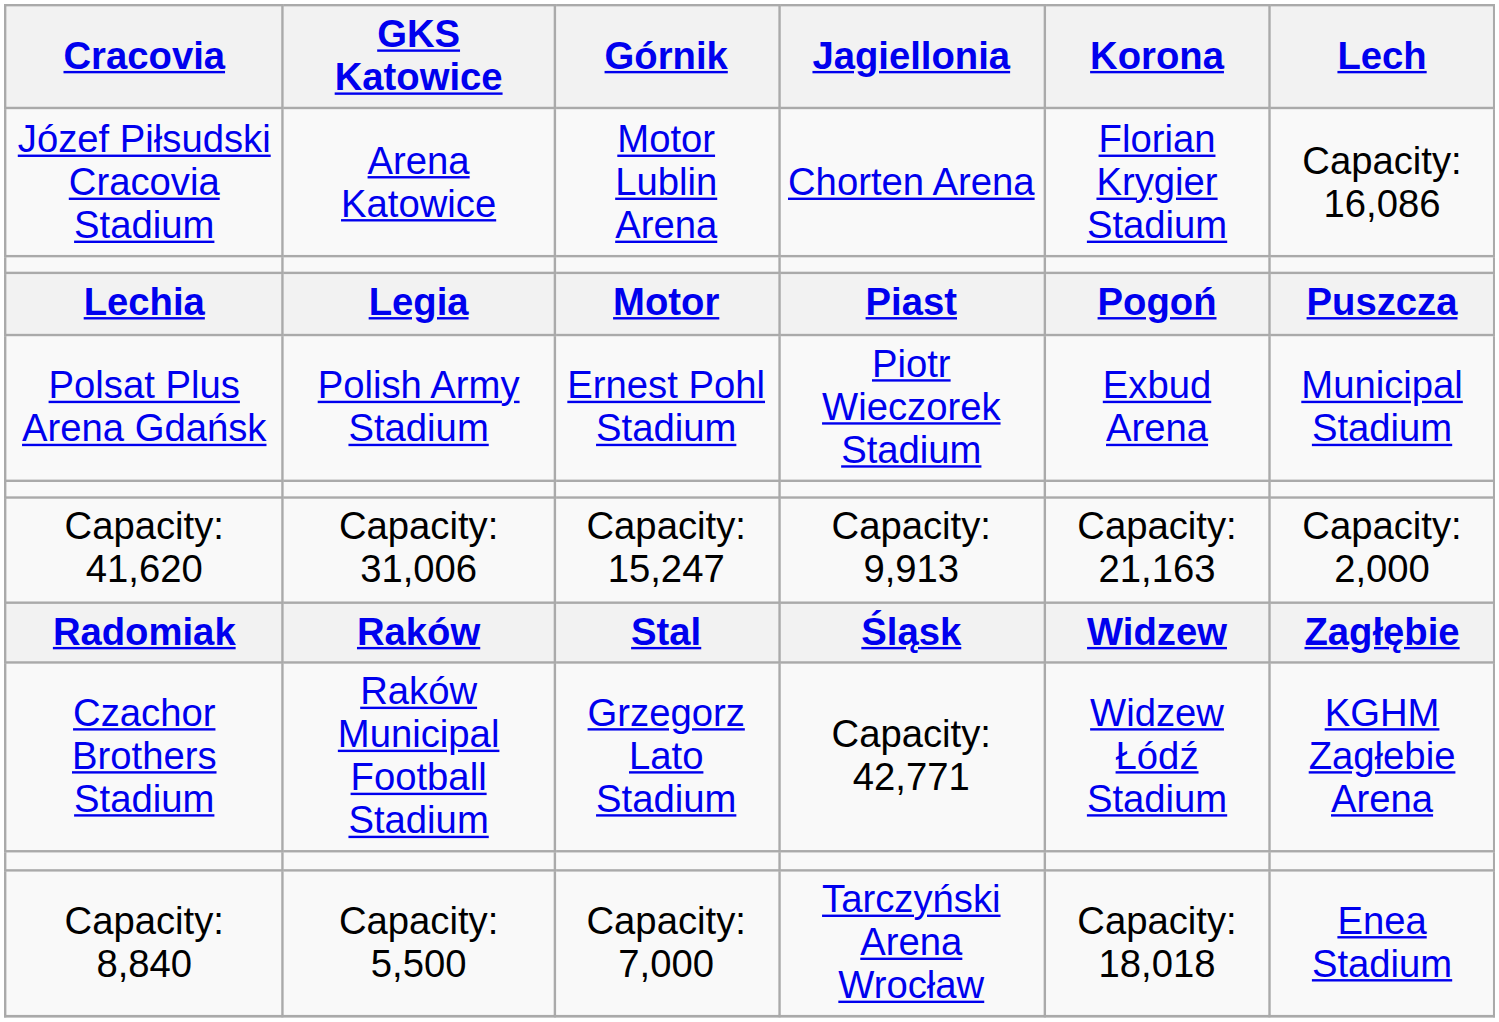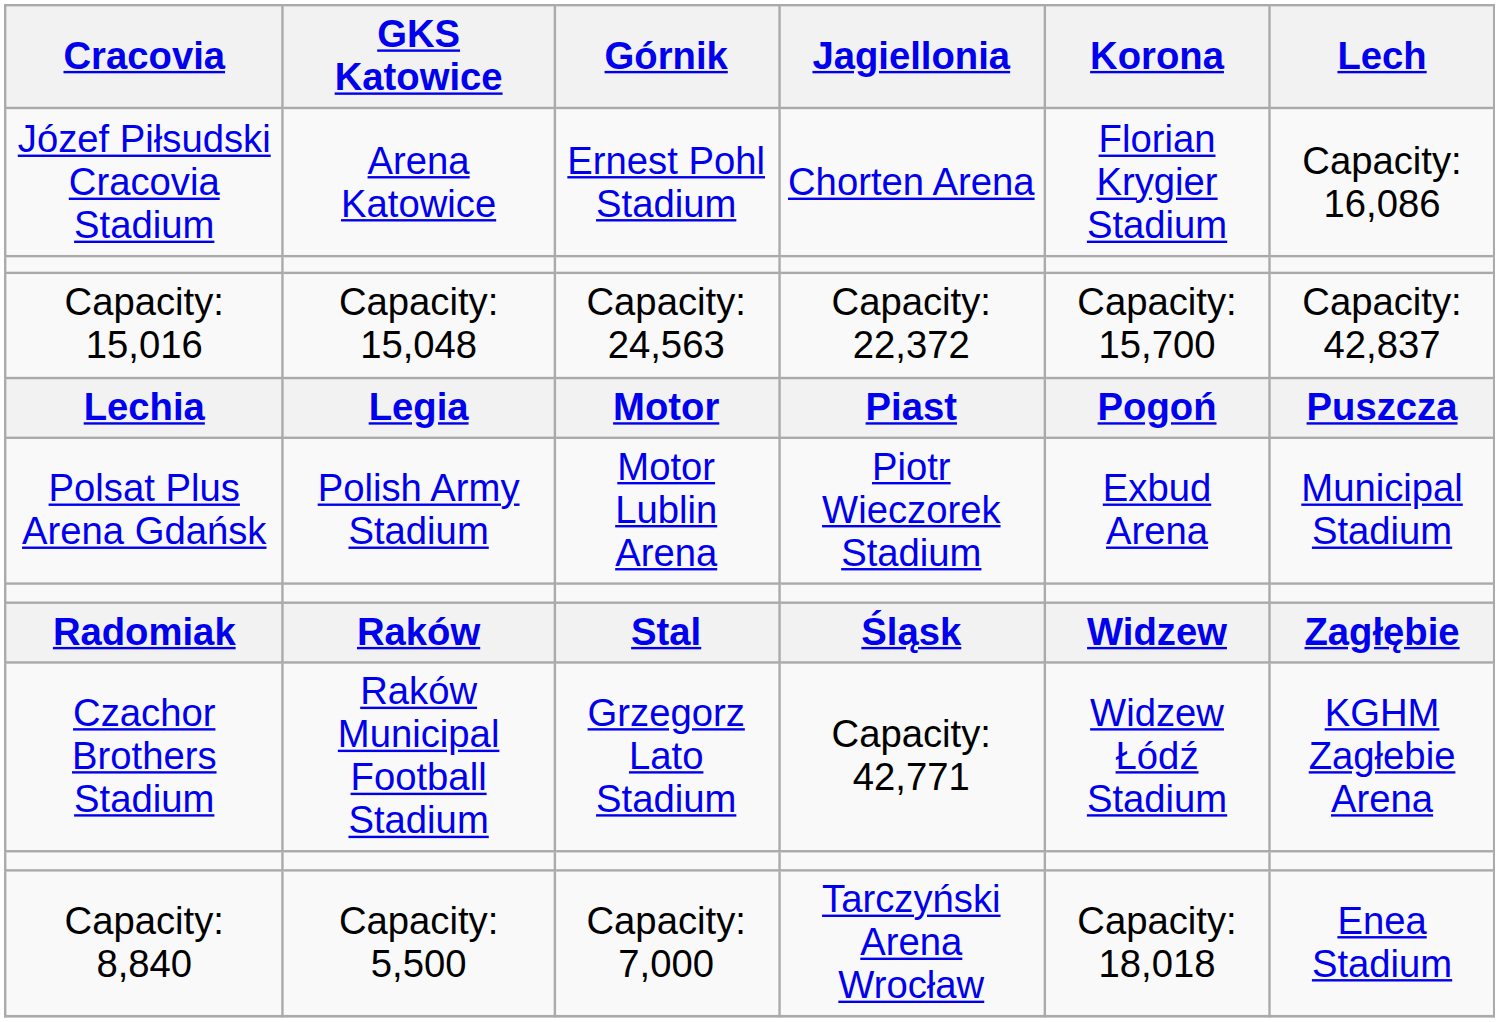(666, 181) Motor Lublin Arena -> (666, 181) Ernest Pohl Stadium
+ row: (144, 324)
(666, 406) Ernest Pohl Stadium -> (666, 510) Motor Lublin Arena
- row: (144, 549)
